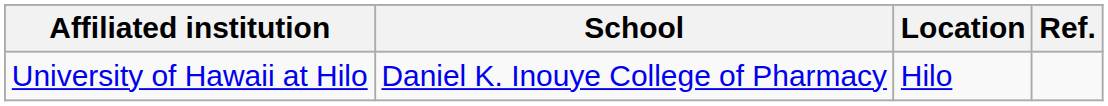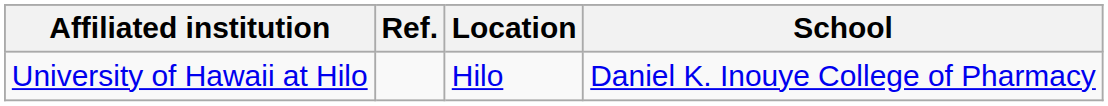columns swapped: (634, 28) <-> (1068, 28)
